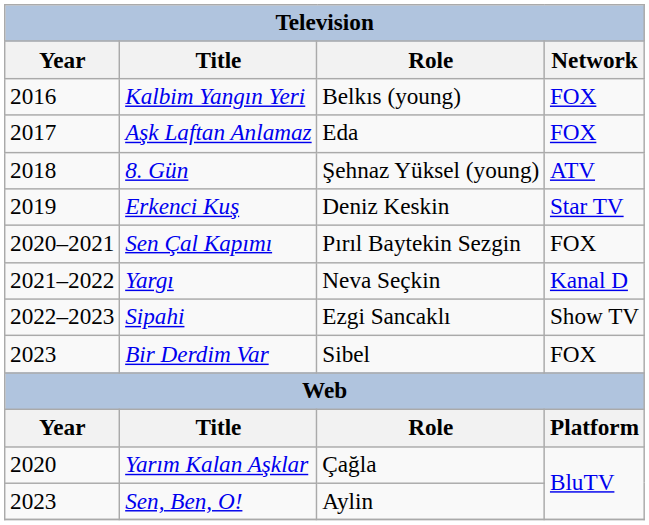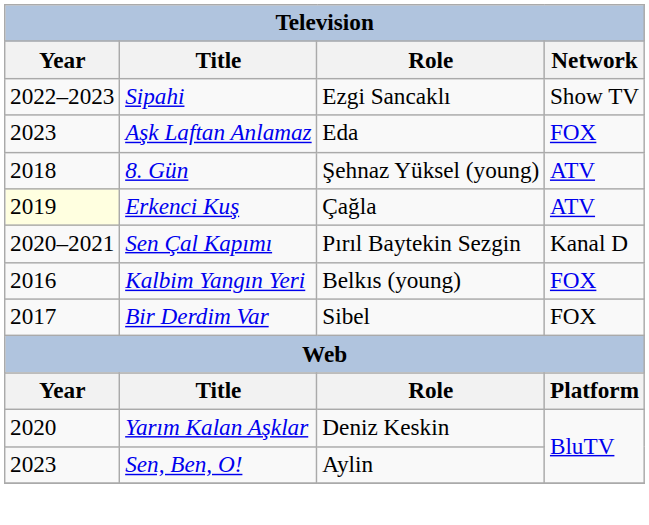rows swapped: (215, 96) <-> (155, 317)
(33, 133) 2017 -> (33, 133) 2023
(33, 206) no background -> (33, 206) lightyellow background
(386, 206) Deniz Keskin -> (349, 206) Çağla
(587, 206) Star TV -> (573, 206) ATV
(573, 243) FOX -> (589, 243) Kanal D
- row: (149, 280)
(33, 354) 2023 -> (33, 317) 2017
(349, 464) Çağla -> (386, 427) Deniz Keskin
